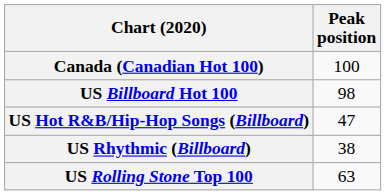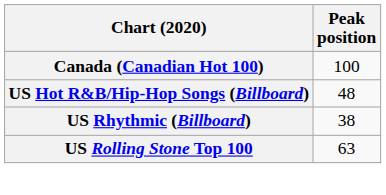- row: (159, 93)
(347, 120) 47 -> (347, 93) 48
